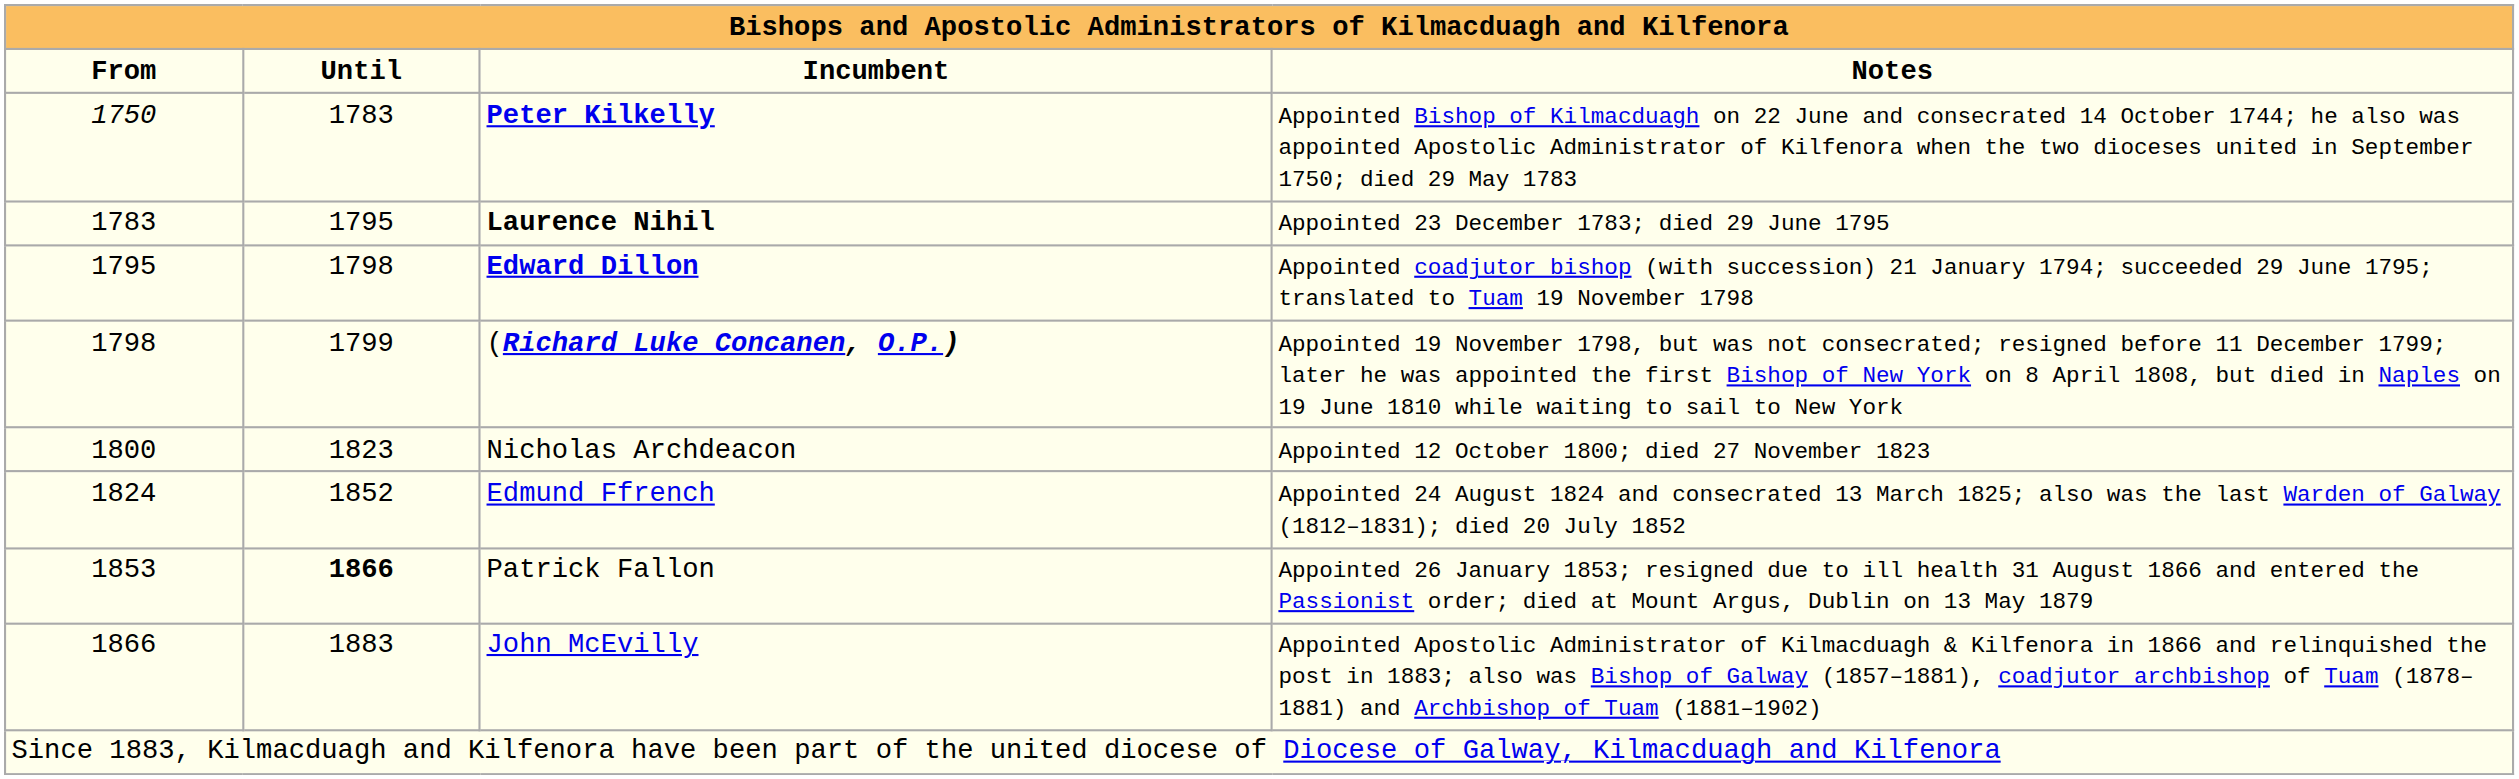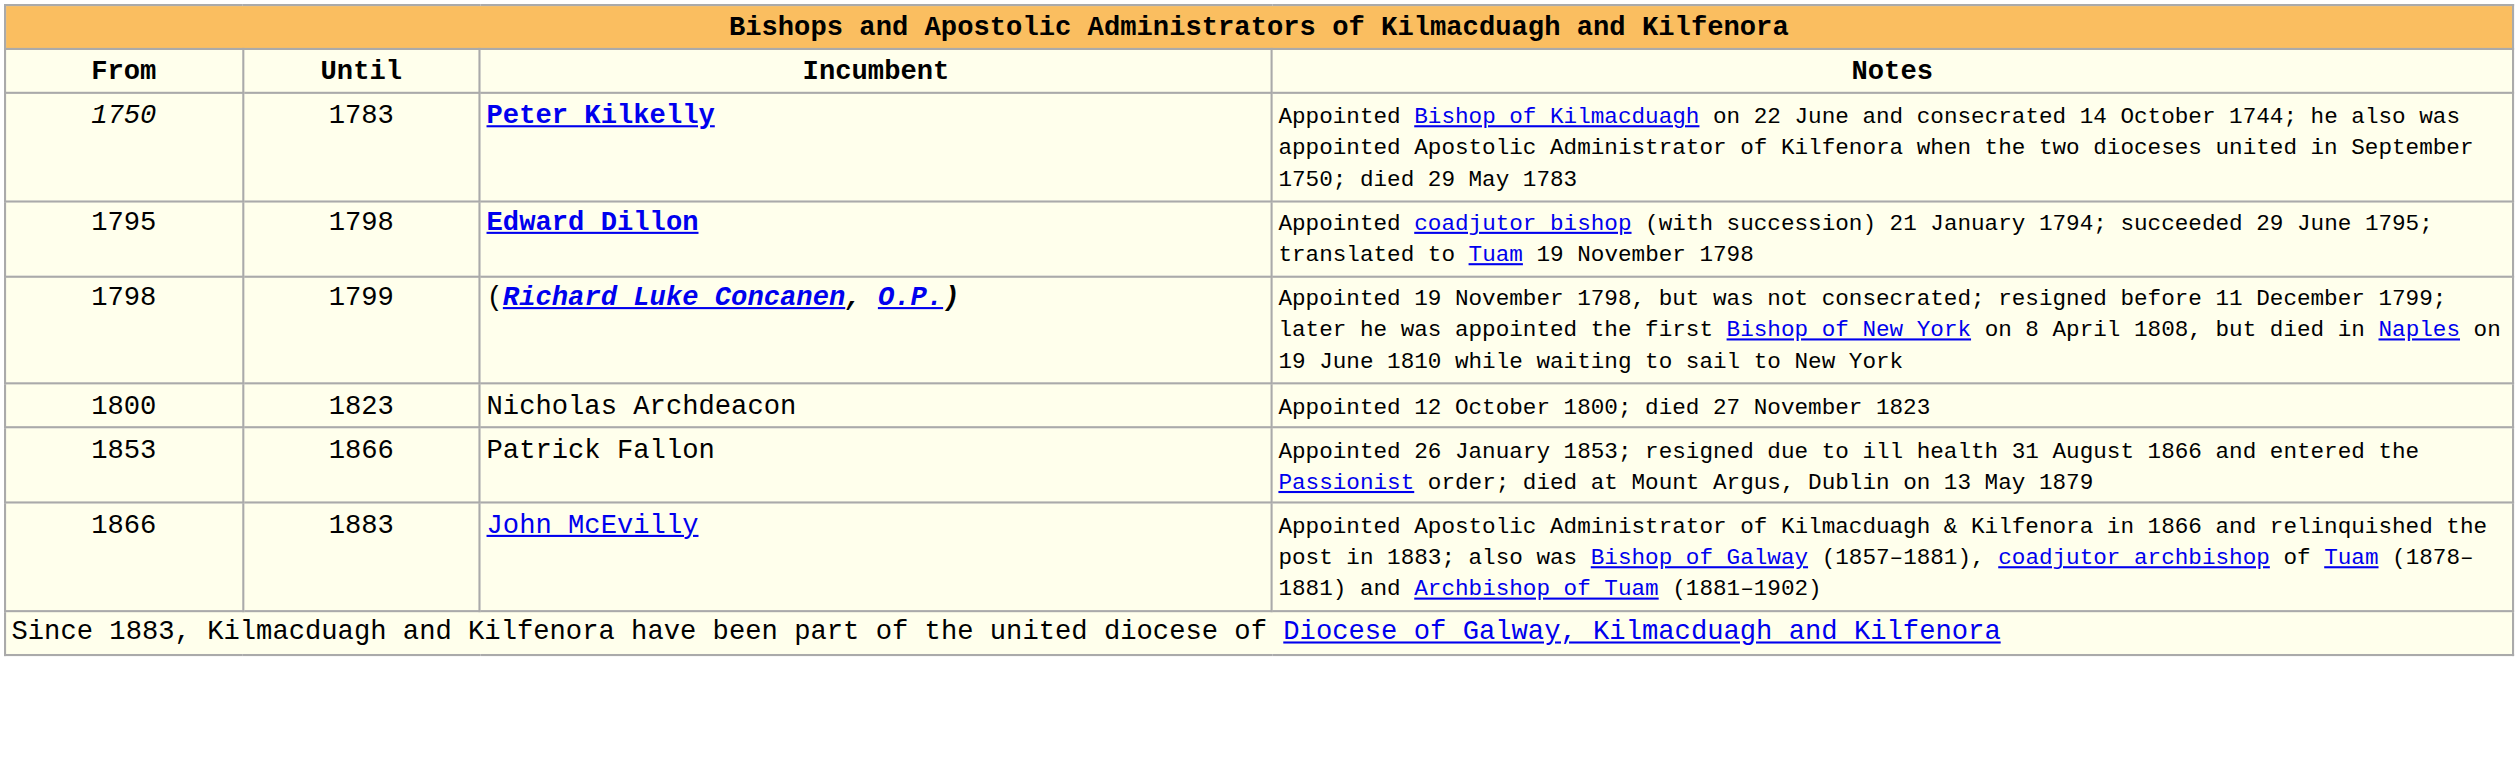- row: (601, 223)
- row: (601, 494)
(361, 570) bold -> (361, 450) normal
